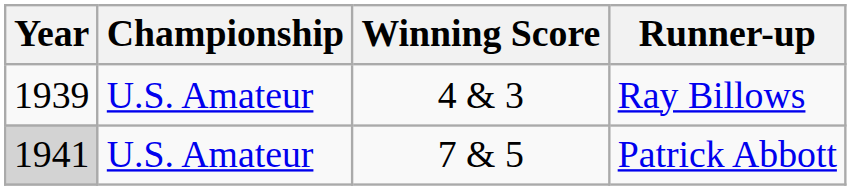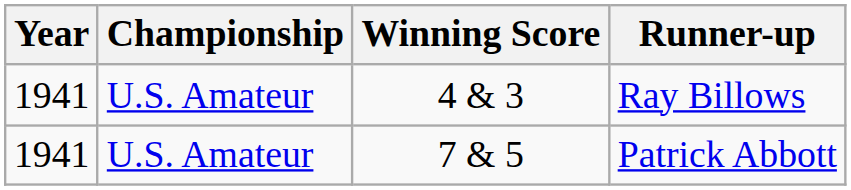(52, 94) 1939 -> (52, 94) 1941
(52, 154) lightgrey background -> (52, 154) no background
